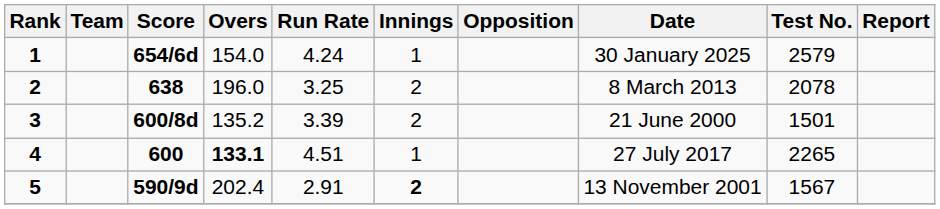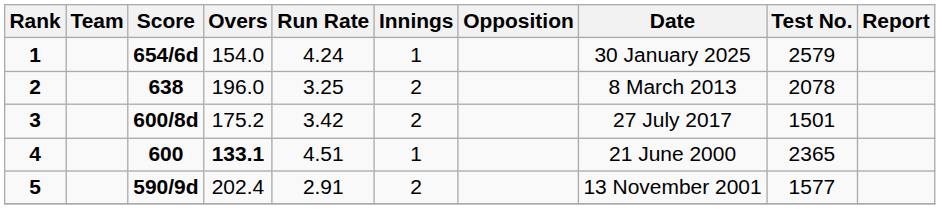(238, 120) 135.2 -> (238, 120) 175.2
(323, 120) 3.39 -> (323, 120) 3.42
(673, 120) 21 June 2000 -> (673, 120) 27 July 2017
(673, 154) 27 July 2017 -> (673, 154) 21 June 2000
(812, 154) 2265 -> (812, 154) 2365
(416, 187) bold -> (416, 187) normal
(812, 187) 1567 -> (812, 187) 1577
